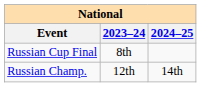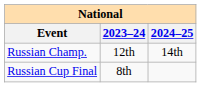rows swapped: (47, 71) <-> (52, 52)
